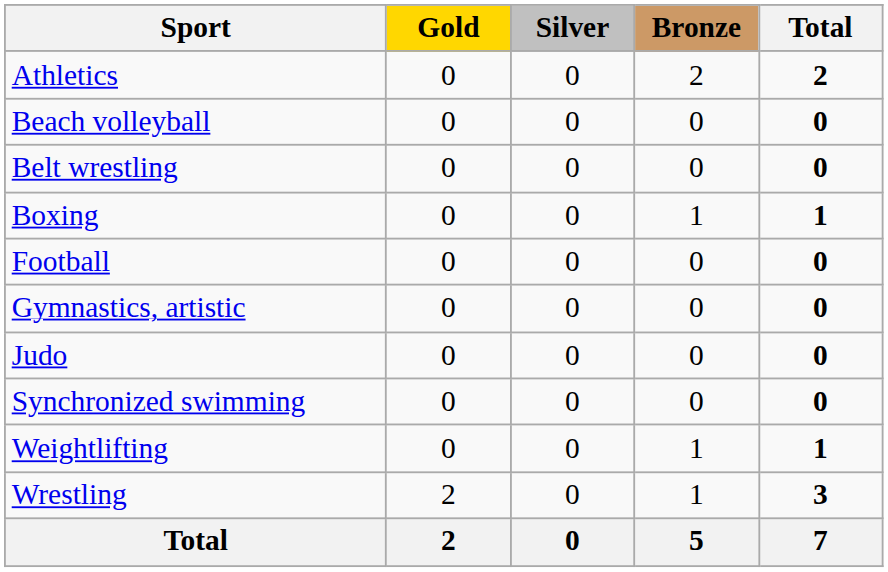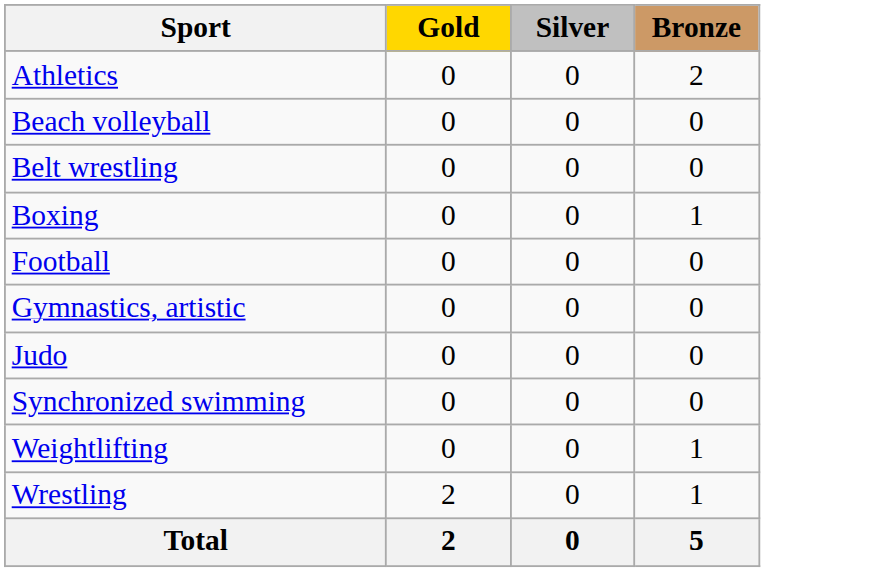- column: (820, 27)
